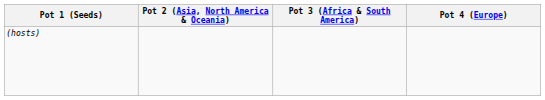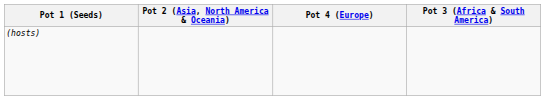columns swapped: (340, 16) <-> (474, 16)
